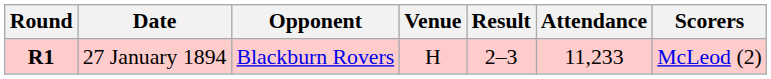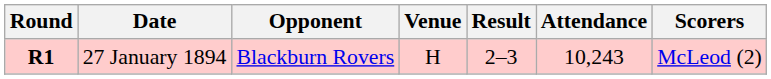(594, 56) 11,233 -> (594, 56) 10,243
